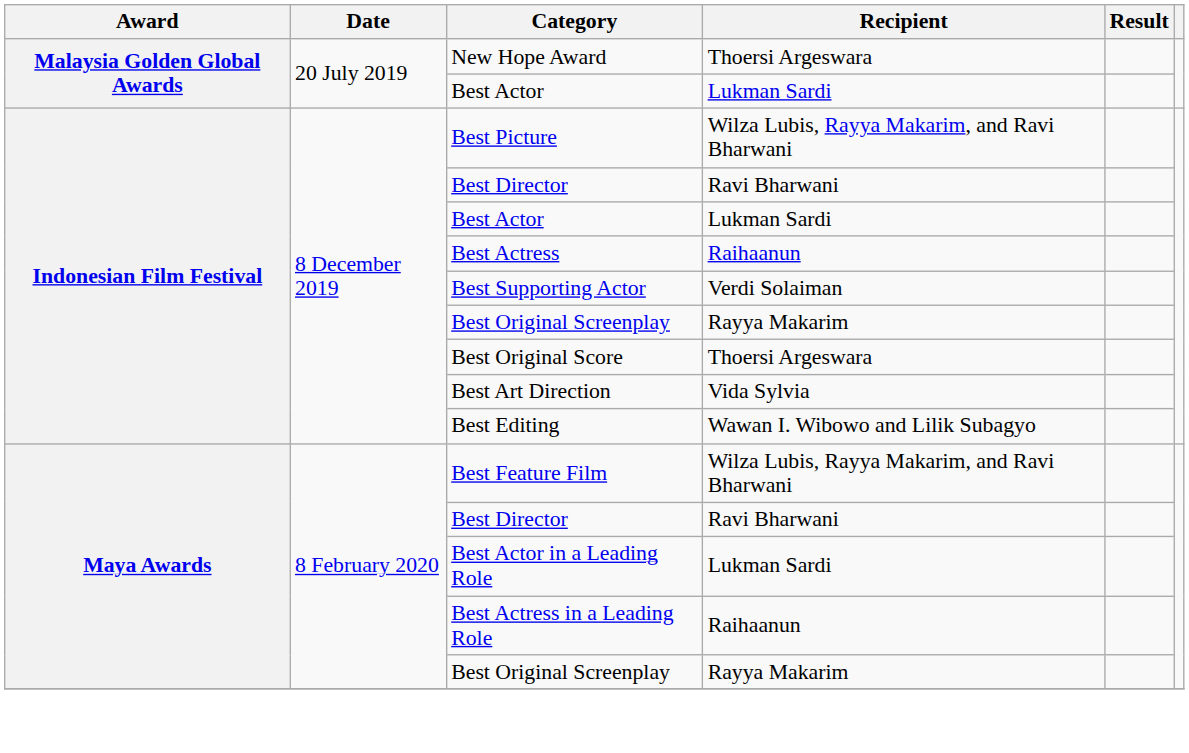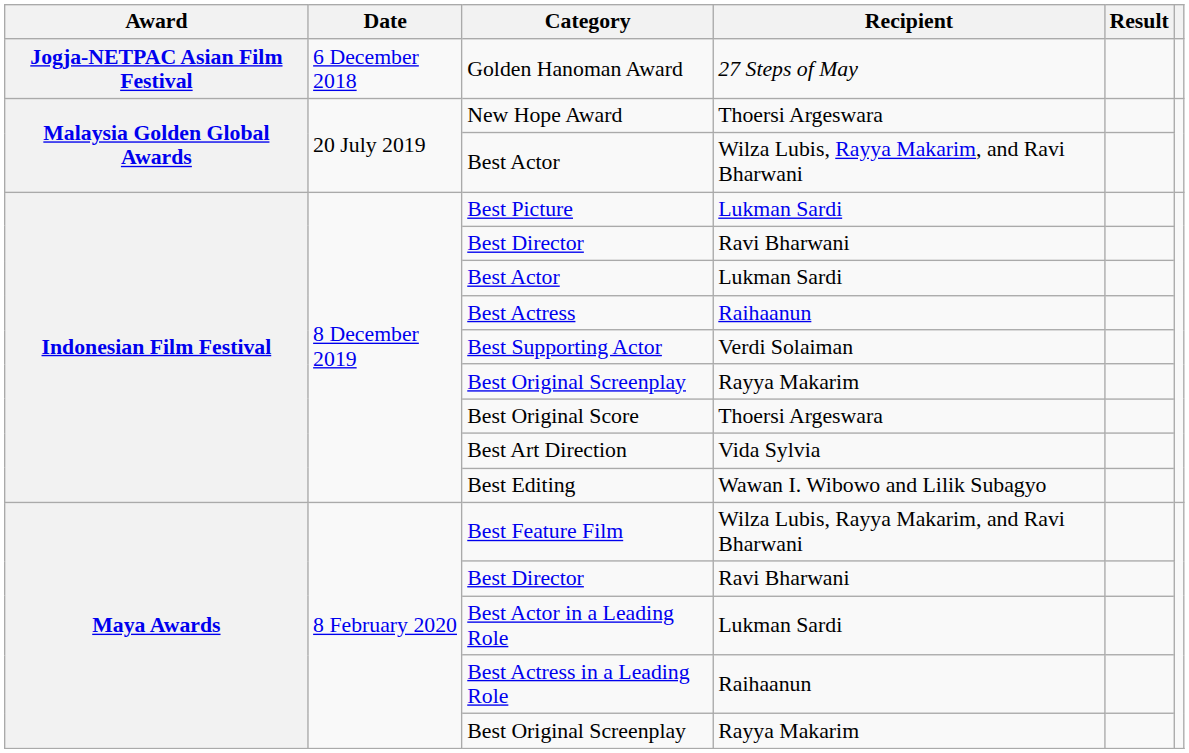+ row: (156, 68)
(770, 90) Lukman Sardi -> (892, 162) Wilza Lubis, Rayya Makarim, and Ravi Bharwani
(881, 137) Wilza Lubis, Rayya Makarim, and Ravi Bharwani -> (780, 208) Lukman Sardi
